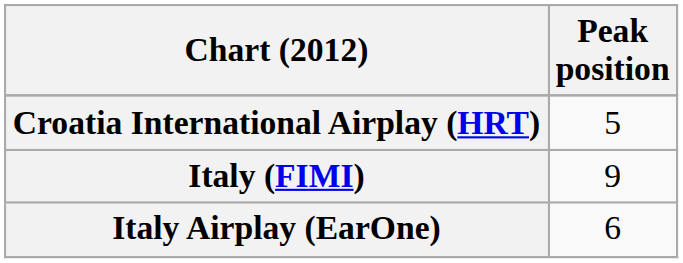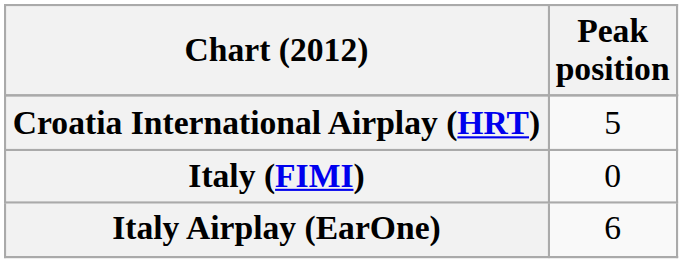(613, 175) 9 -> (613, 175) 0
